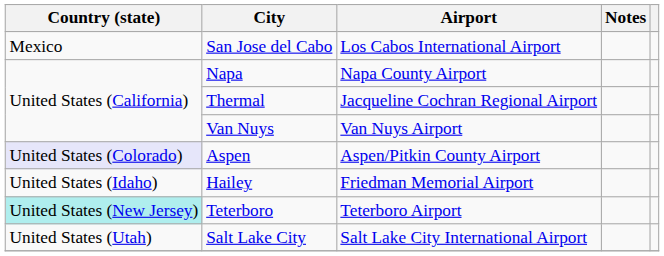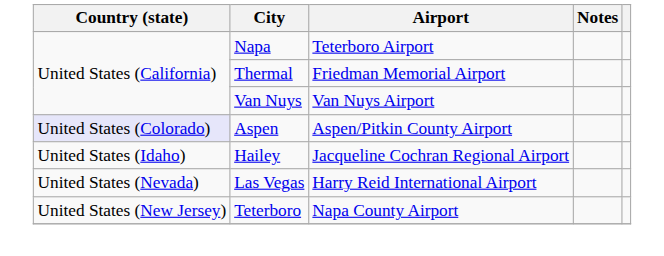- row: (269, 45)
(413, 73) Napa County Airport -> (373, 45) Teterboro Airport
(469, 100) Jacqueline Cochran Regional Airport -> (409, 73) Friedman Memorial Airport
(437, 182) Friedman Memorial Airport -> (441, 155) Jacqueline Cochran Regional Airport
+ row: (269, 182)
(104, 210) paleturquoise background -> (132, 210) no background
(401, 210) Teterboro Airport -> (385, 210) Napa County Airport
- row: (256, 237)
